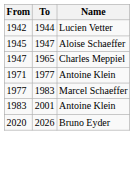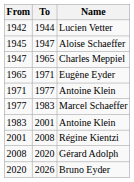+ row: (17, 75)
+ row: (17, 138)
+ row: (17, 153)
